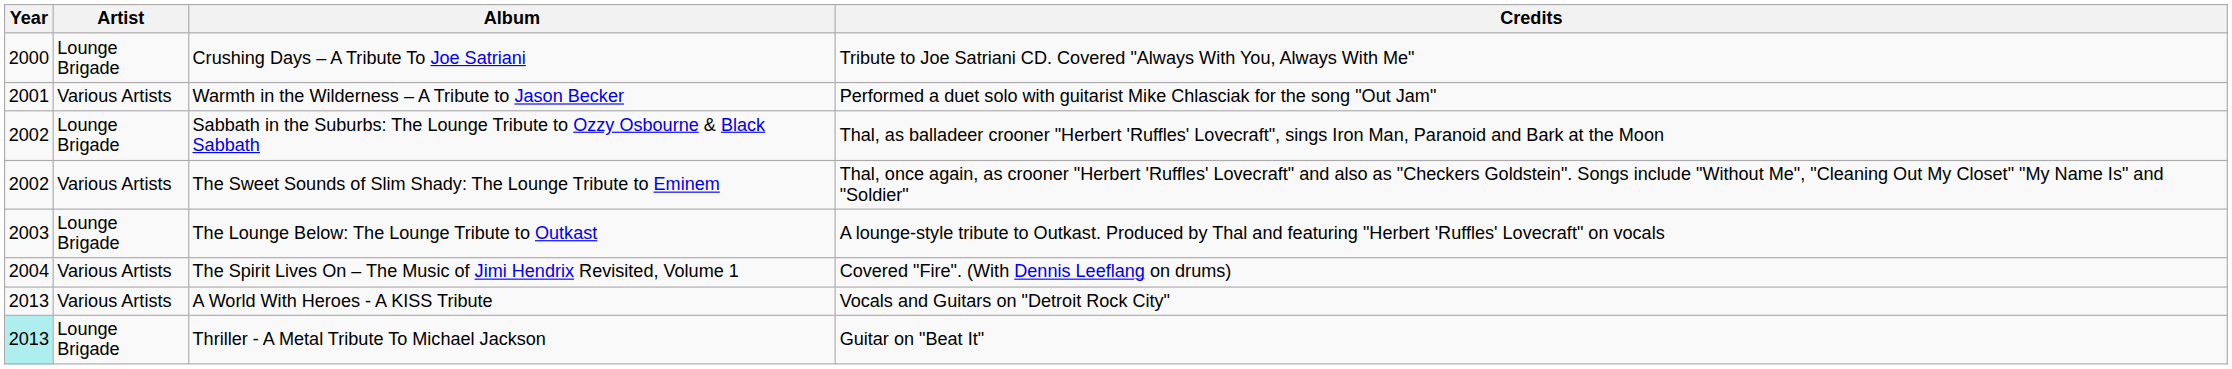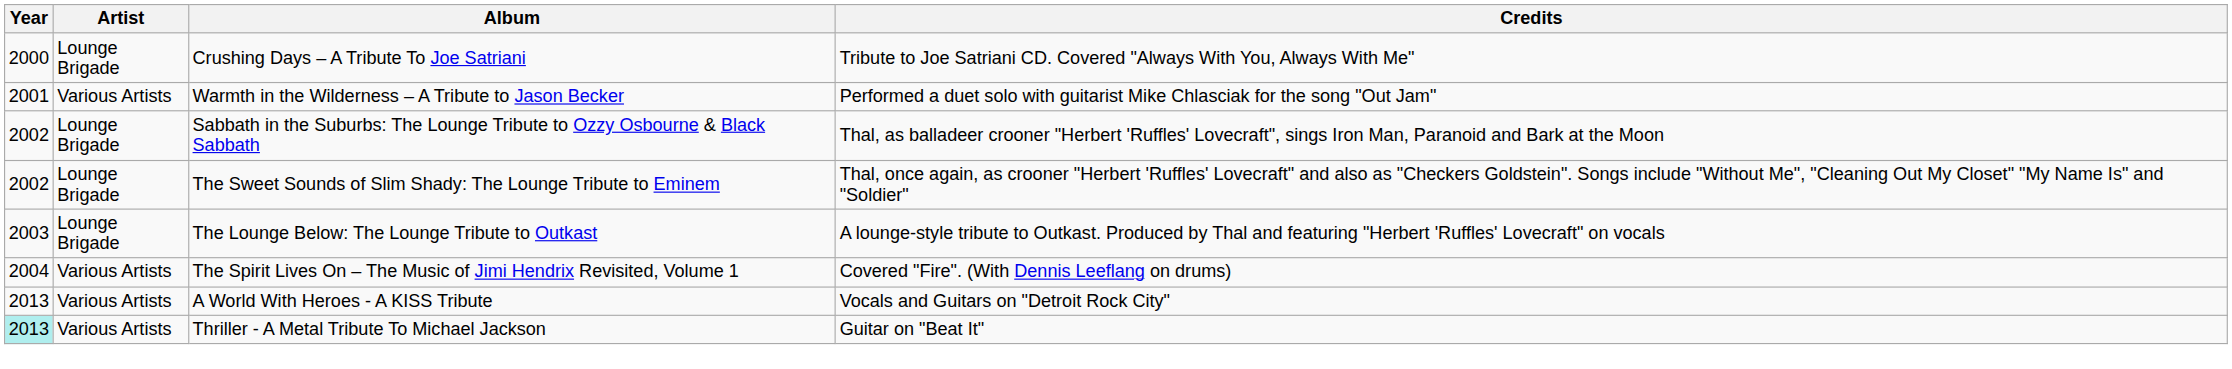(114, 184) Various Artists -> (88, 184) Lounge Brigade
(88, 339) Lounge Brigade -> (114, 329) Various Artists
